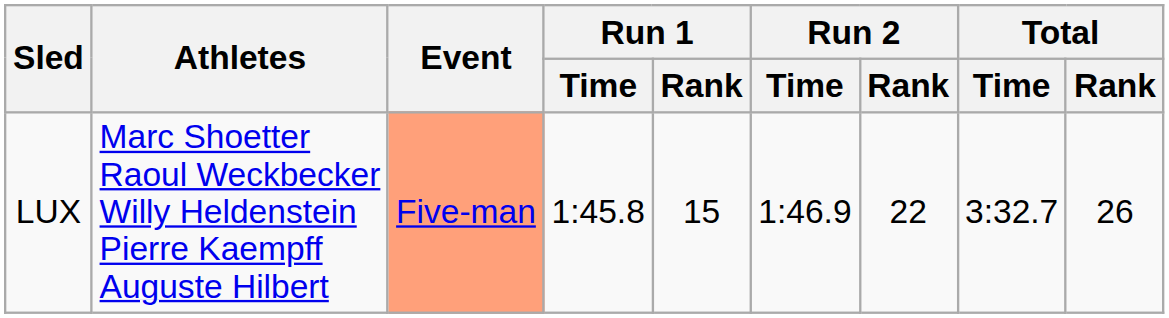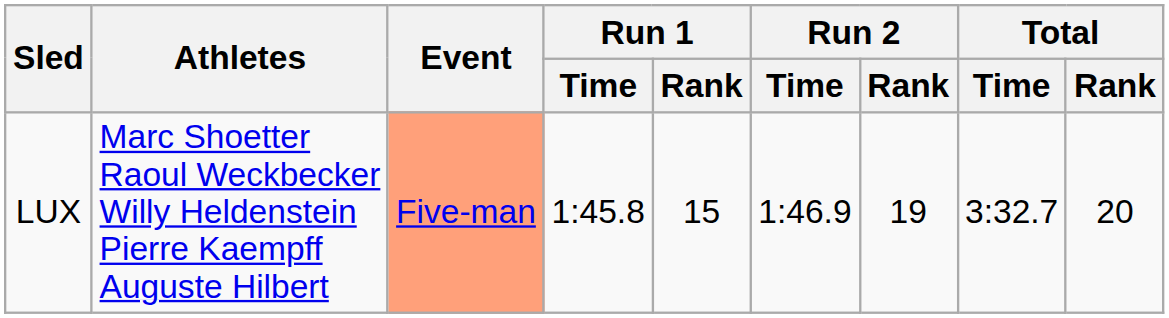(908, 213) 22 -> (908, 213) 19
(1115, 213) 26 -> (1115, 213) 20
